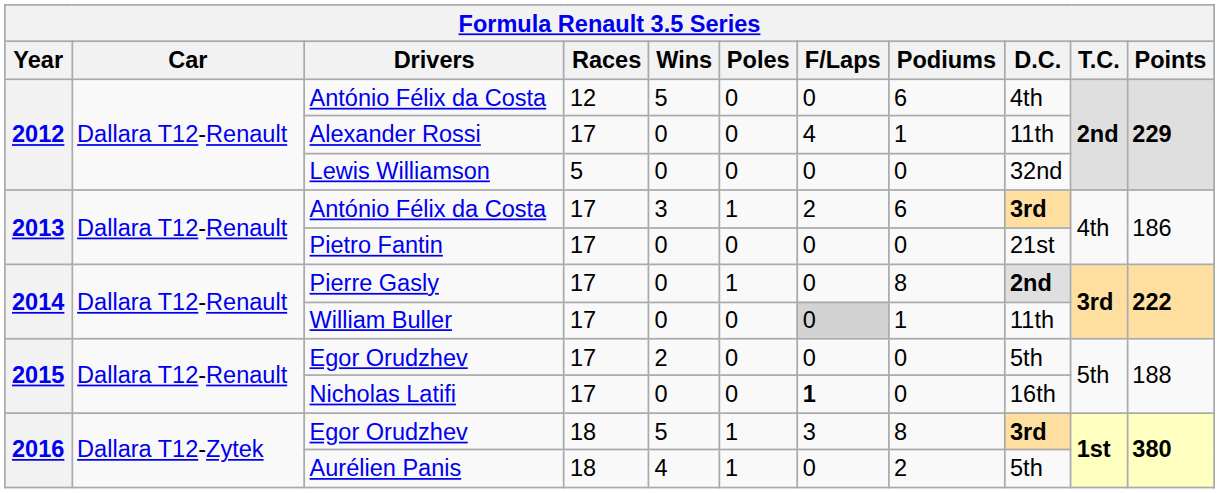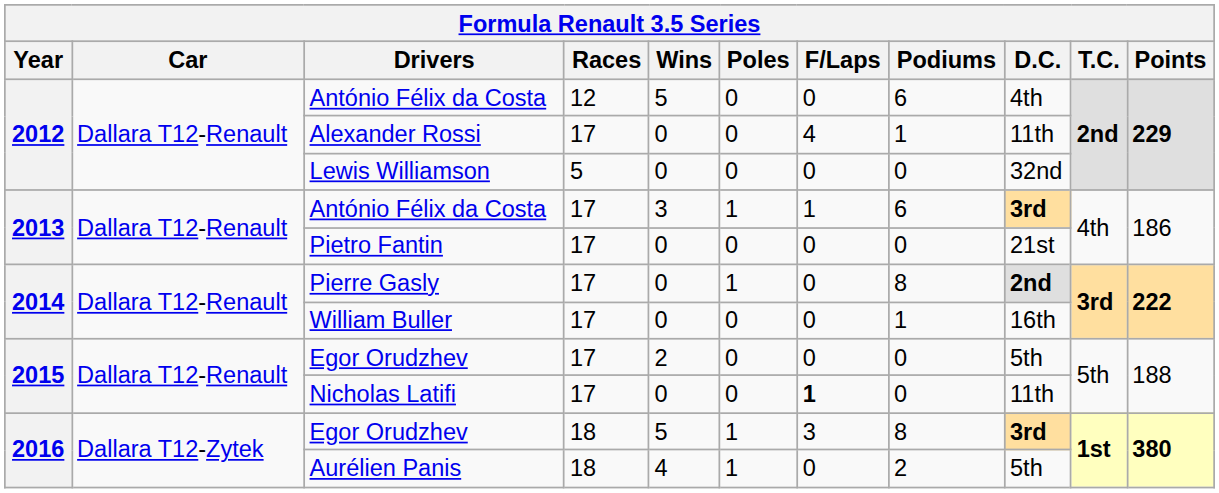(809, 208) 2 -> (809, 208) 1
(809, 320) lightgrey background -> (809, 320) no background
(1032, 320) 11th -> (1033, 320) 16th
(1033, 394) 16th -> (1032, 394) 11th
